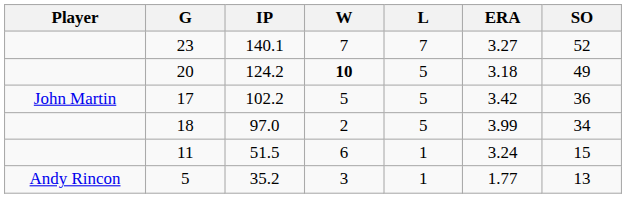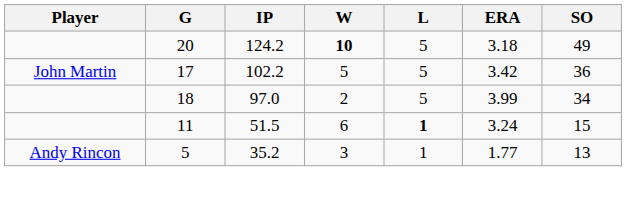- row: (185, 44)
(423, 152) normal -> (423, 125) bold
